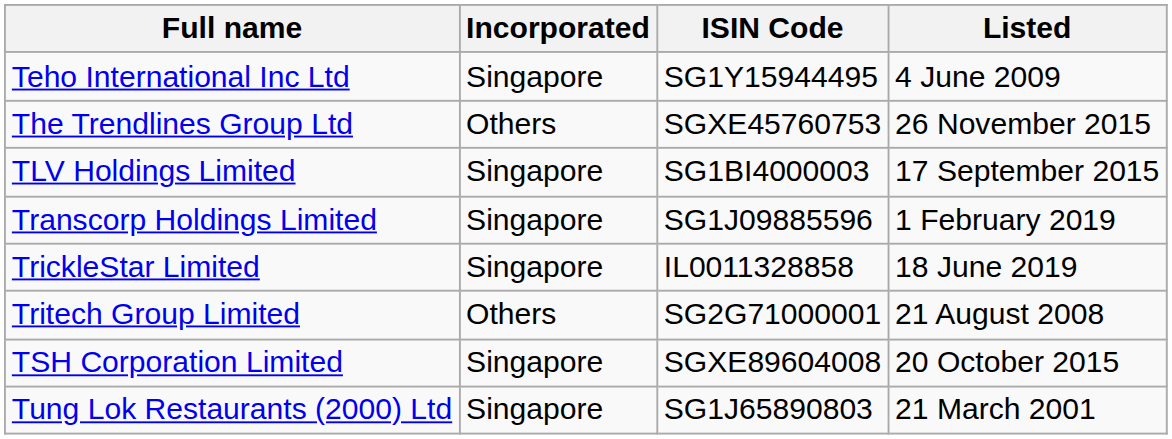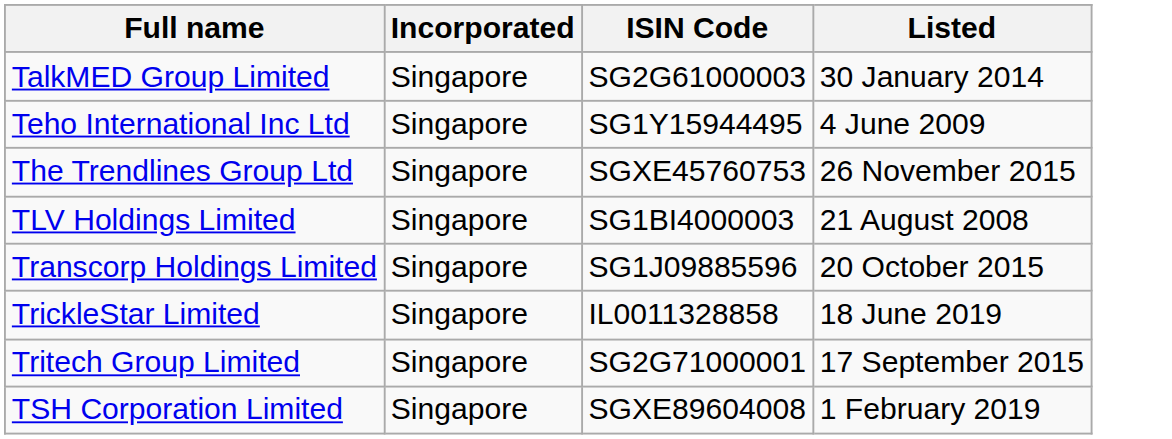+ row: (171, 76)
(511, 123) Others -> (459, 171) Singapore
(1027, 171) 17 September 2015 -> (924, 219) 21 August 2008
(1005, 219) 1 February 2019 -> (932, 266) 20 October 2015
(511, 314) Others -> (459, 362) Singapore
(1000, 314) 21 August 2008 -> (952, 362) 17 September 2015
(1007, 362) 20 October 2015 -> (930, 409) 1 February 2019
- row: (232, 409)
